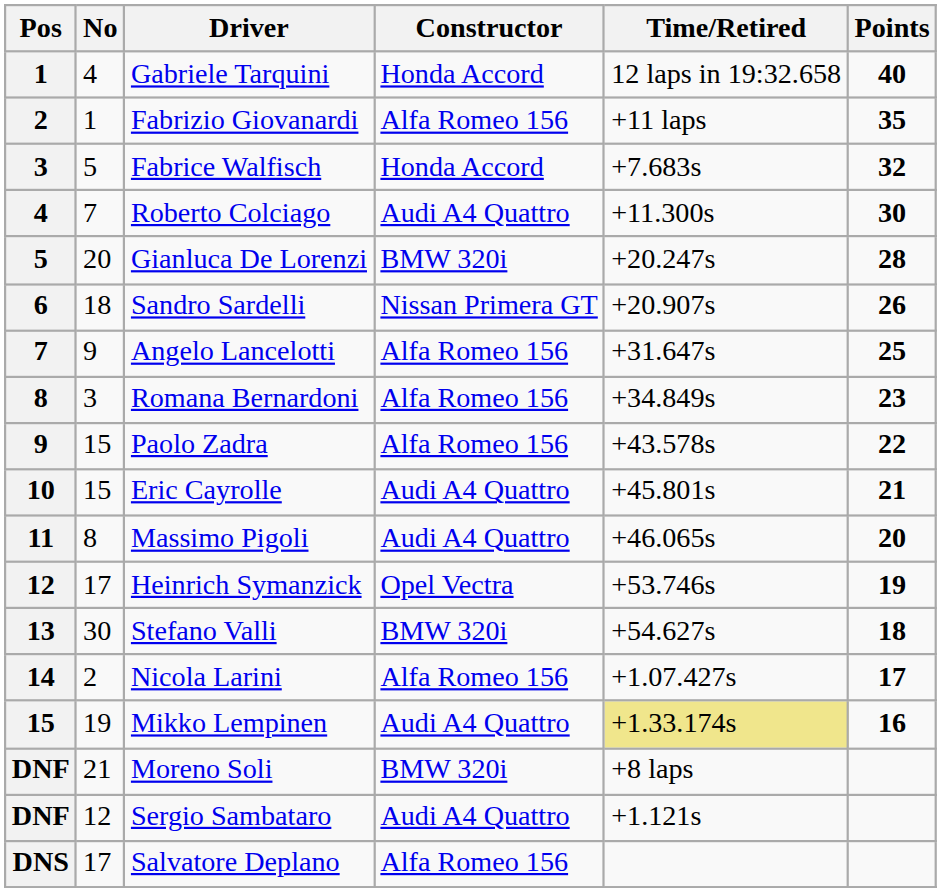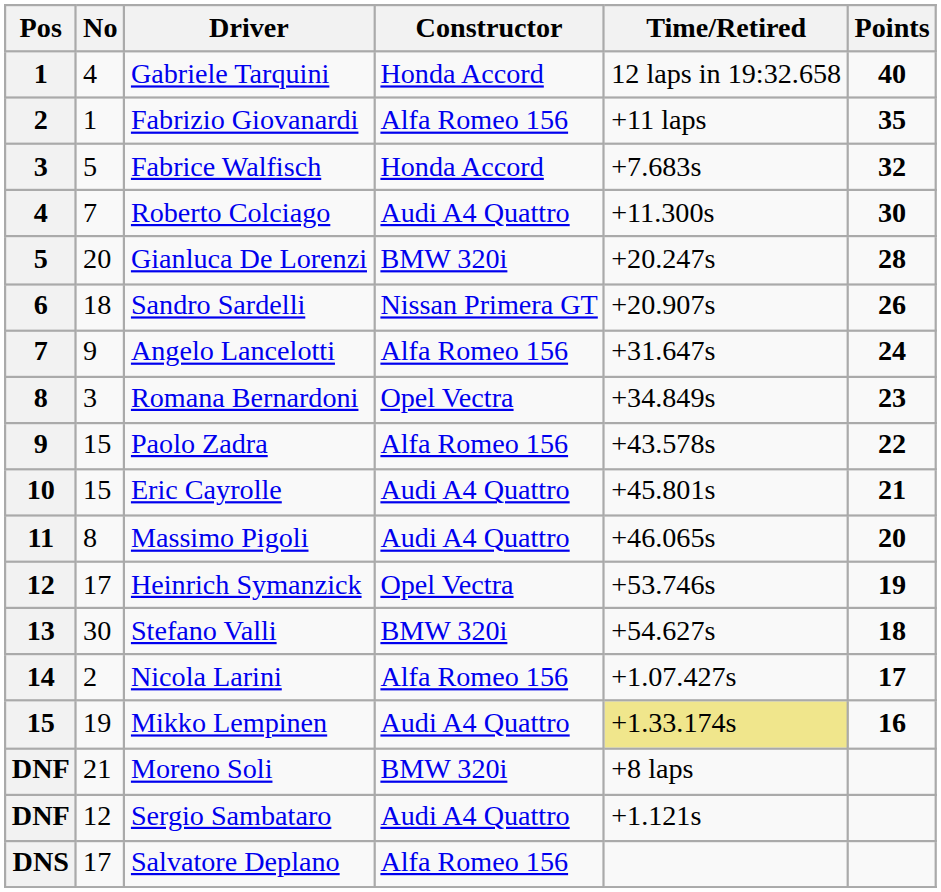(892, 352) 25 -> (892, 352) 24
(474, 398) Alfa Romeo 156 -> (447, 398) Opel Vectra
